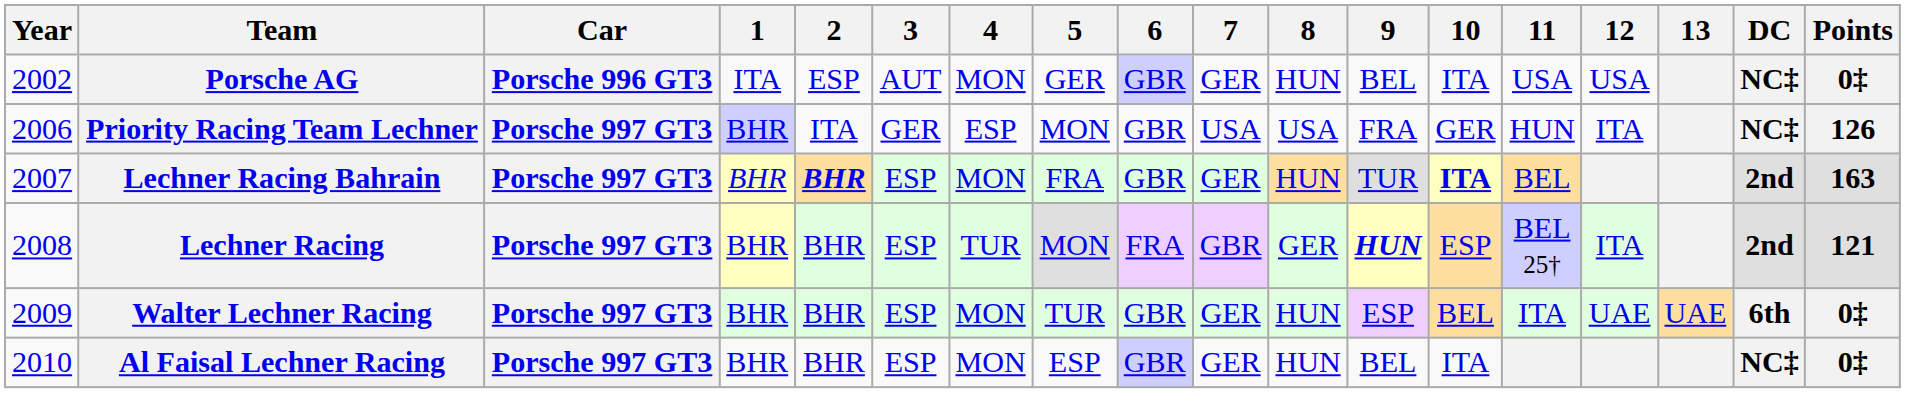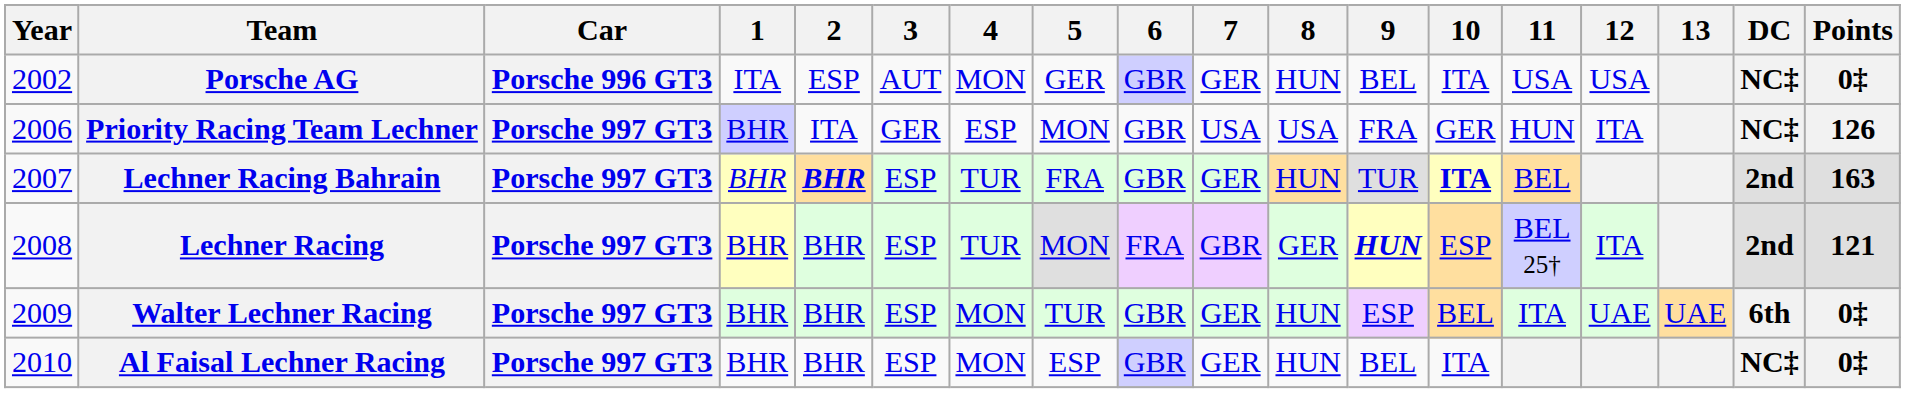(991, 178) MON -> (991, 178) TUR
